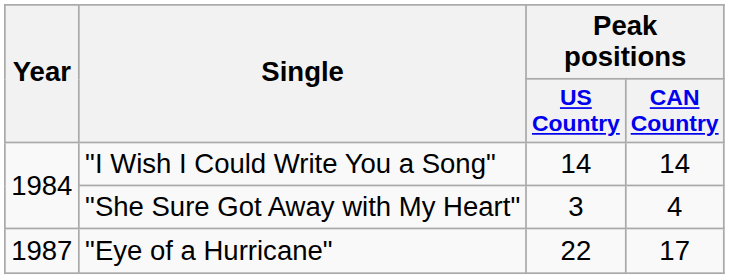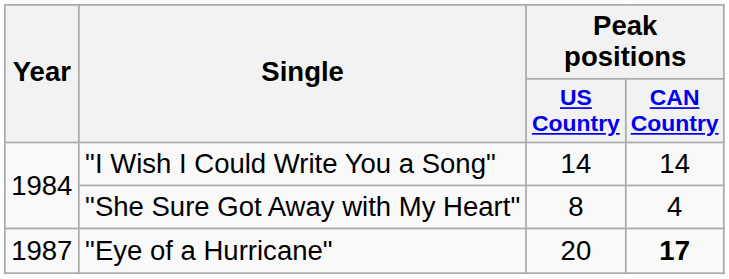(576, 207) 3 -> (576, 207) 8
(576, 250) 22 -> (576, 250) 20
(675, 250) normal -> (675, 250) bold
